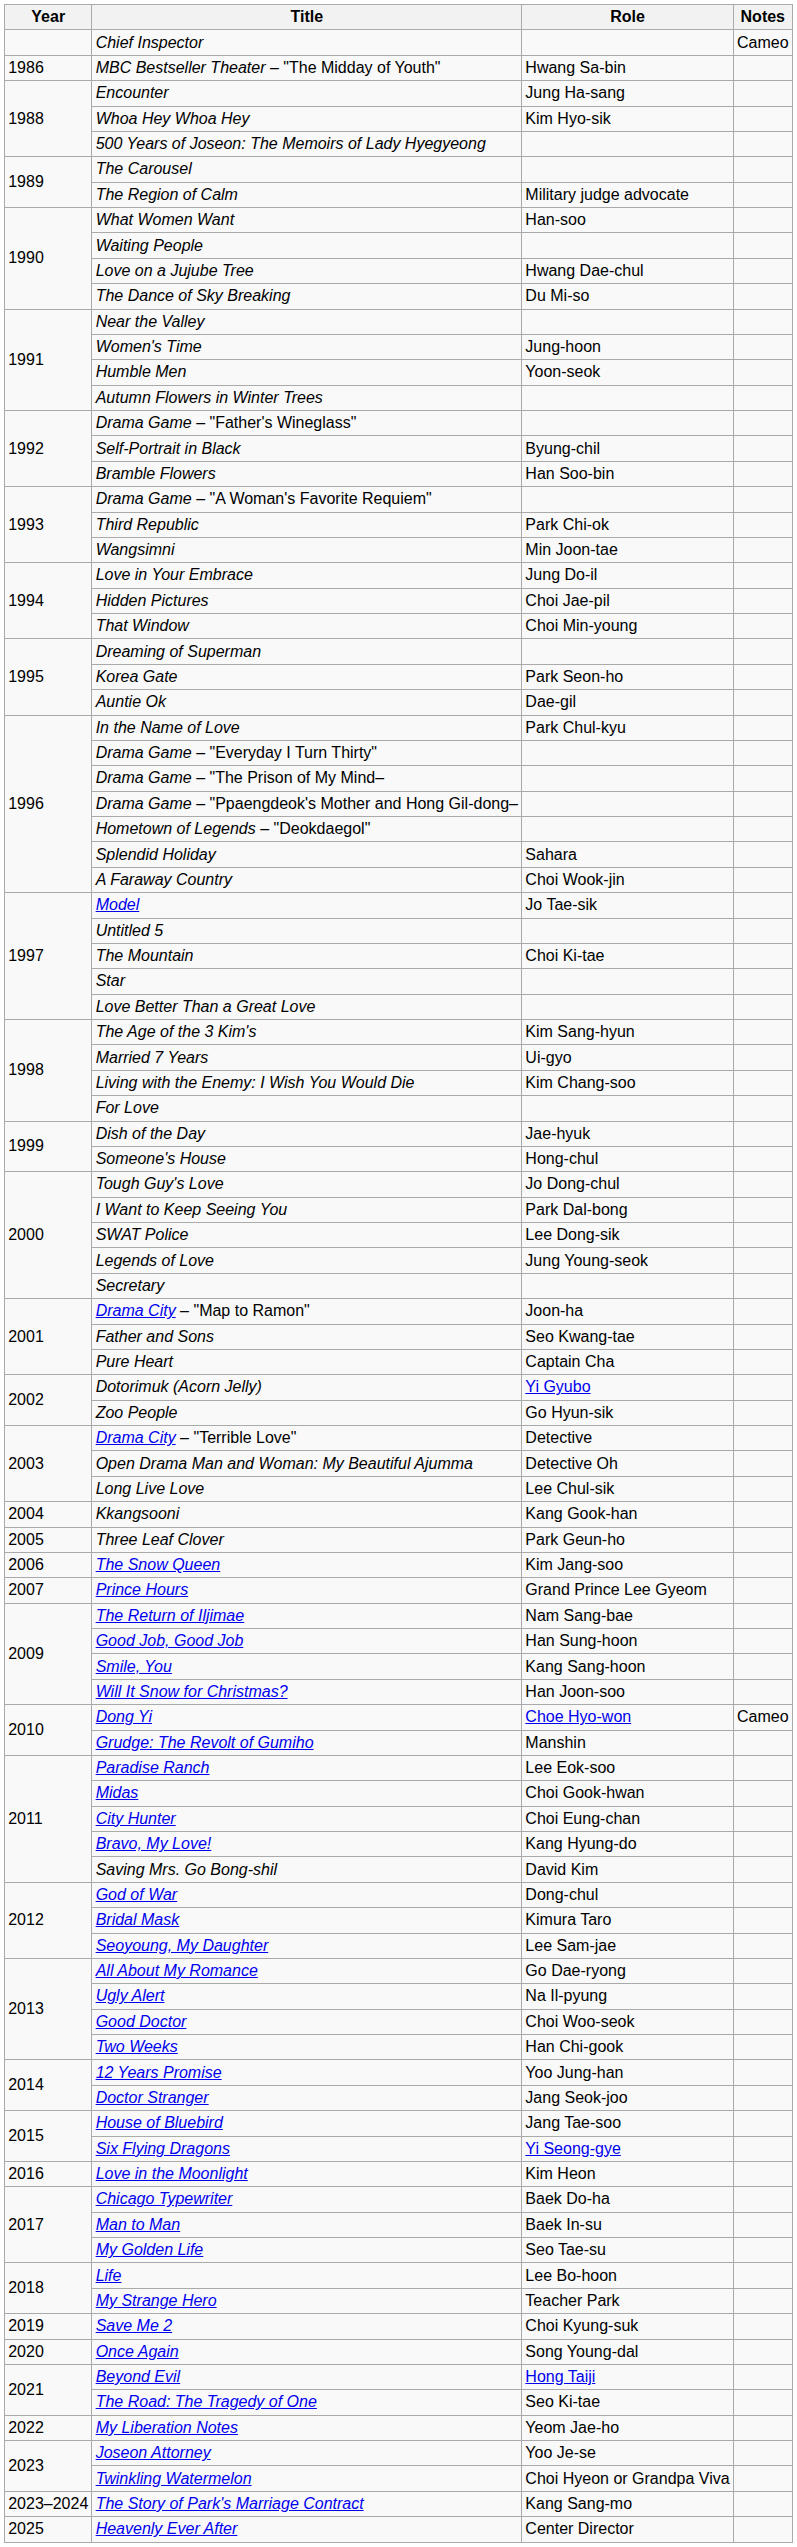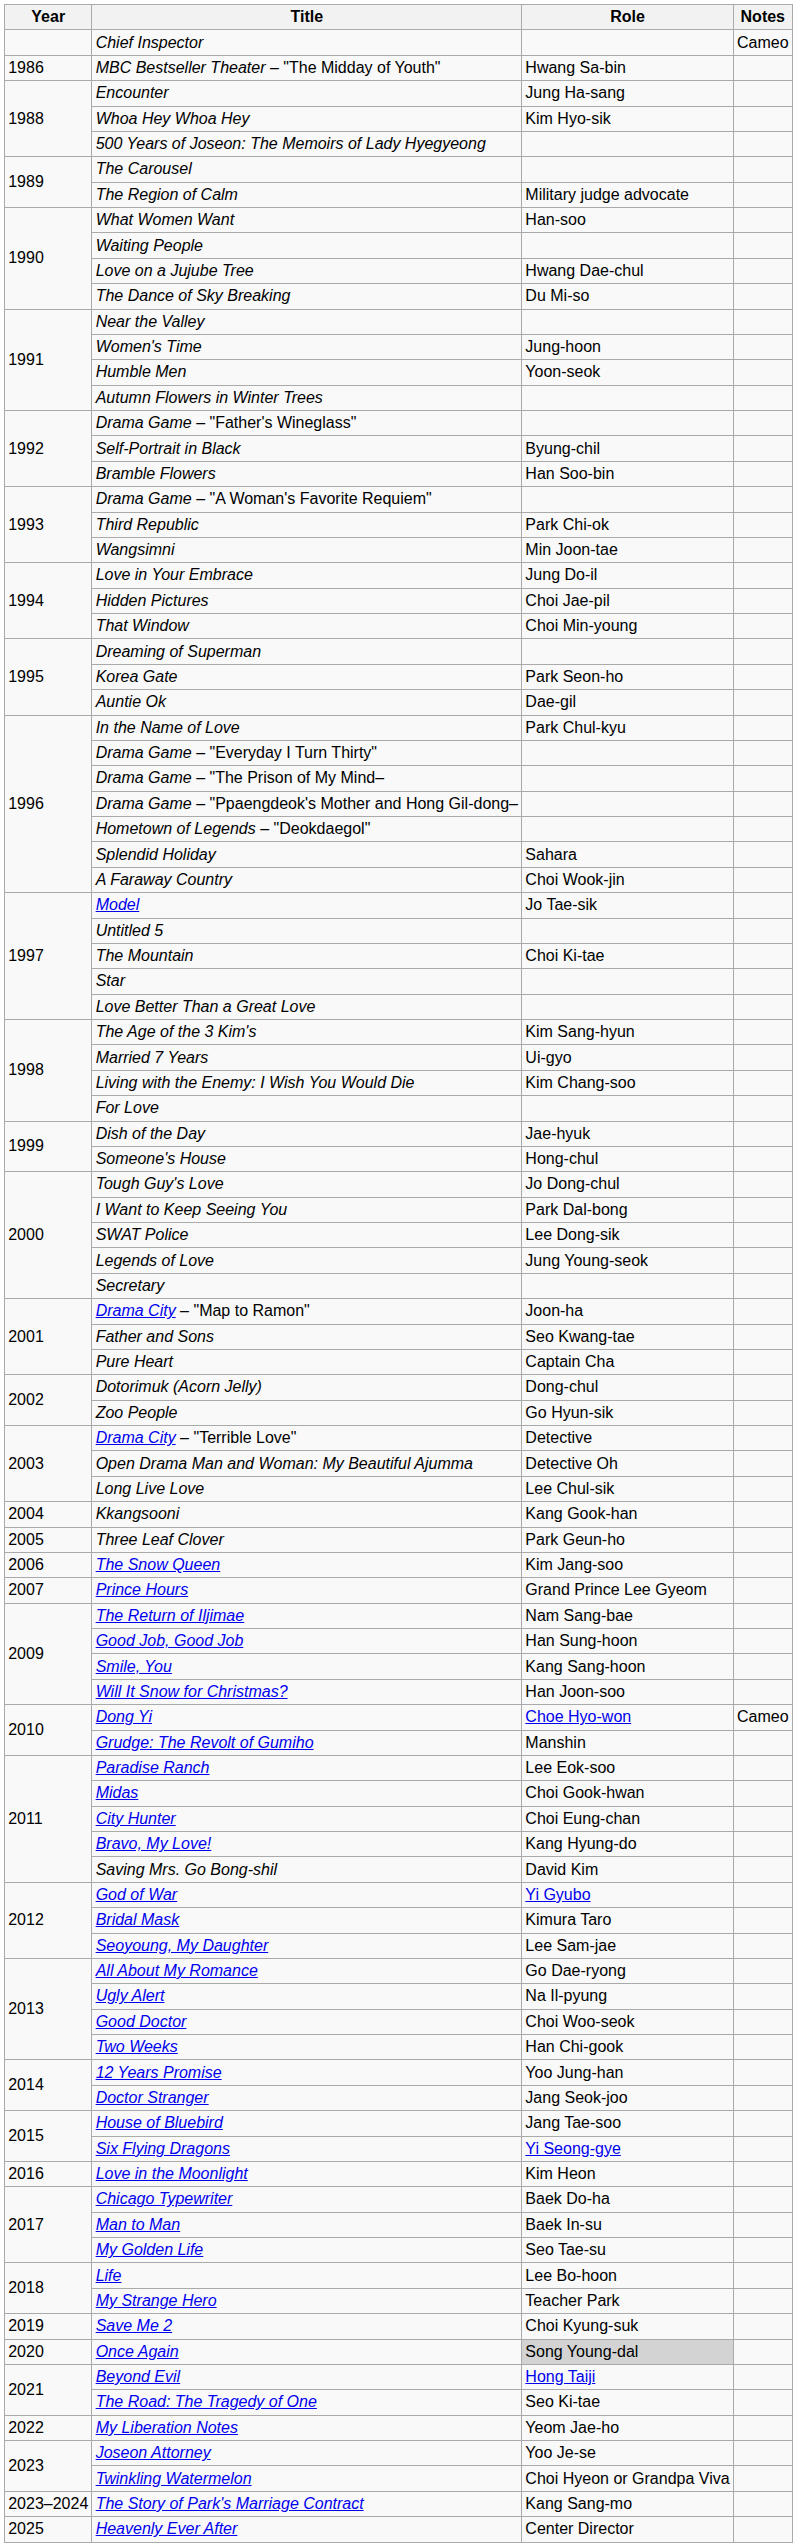(558, 1387) Yi Gyubo -> (562, 1387) Dong-chul
(562, 1894) Dong-chul -> (558, 1894) Yi Gyubo
(582, 2351) no background -> (582, 2351) lightgrey background
